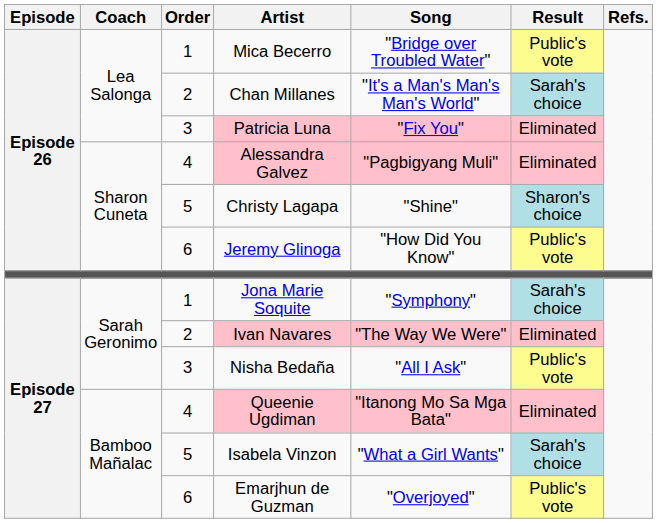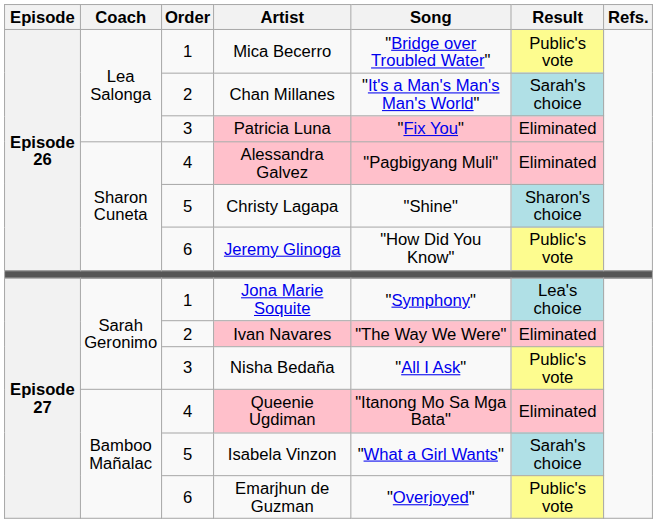(558, 300) Sarah's choice -> (558, 300) Lea's choice
